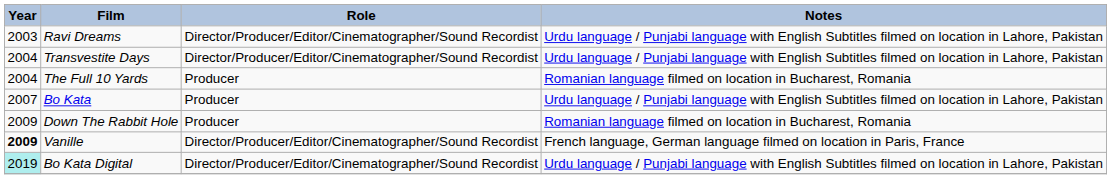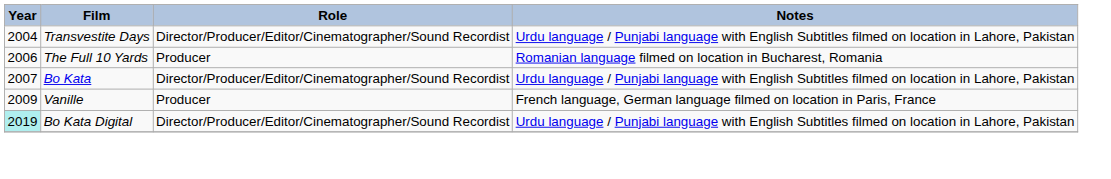- row: (82, 37)
(22, 79) 2004 -> (22, 58) 2006
(212, 100) Producer -> (333, 79) Director/Producer/Editor/Cinematographer/Sound Recordist
- row: (111, 121)
(22, 142) bold -> (22, 100) normal
(361, 142) Director/Producer/Editor/Cinematographer/Sound Recordist -> (183, 100) Producer
